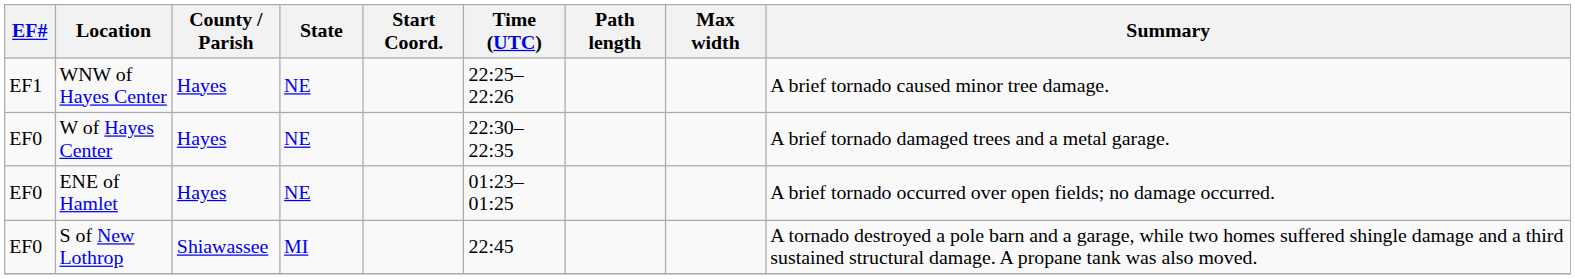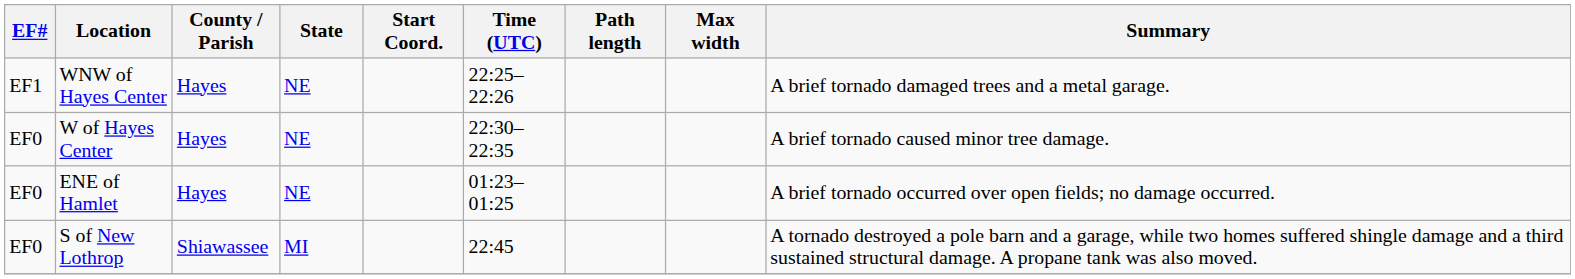(940, 85) A brief tornado caused minor tree damage. -> (970, 85) A brief tornado damaged trees and a metal garage.
(970, 138) A brief tornado damaged trees and a metal garage. -> (940, 138) A brief tornado caused minor tree damage.
